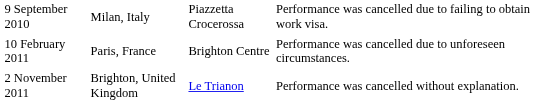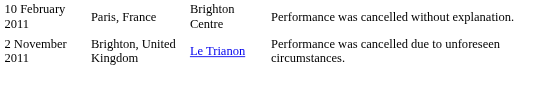- row: (36, 16)
(390, 51) Performance was cancelled due to unforeseen circumstances. -> (393, 16) Performance was cancelled without explanation.
(397, 85) Performance was cancelled without explanation. -> (386, 51) Performance was cancelled due to unforeseen circumstances.
